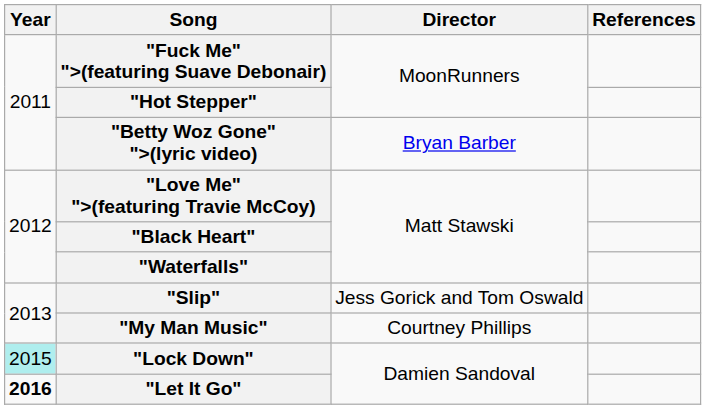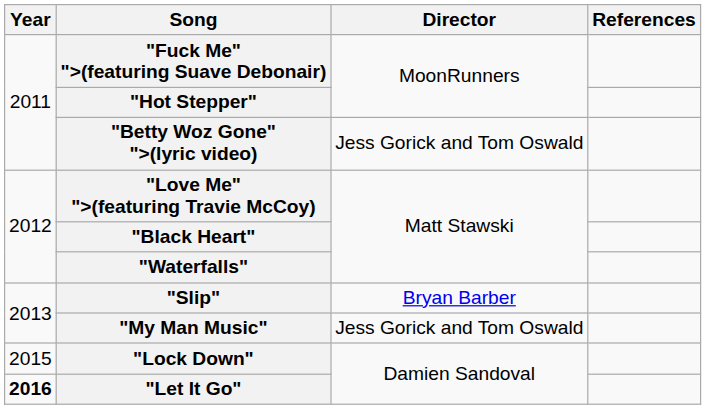(459, 143) Bryan Barber -> (459, 143) Jess Gorick and Tom Oswald
(459, 297) Jess Gorick and Tom Oswald -> (459, 297) Bryan Barber
(459, 328) Courtney Phillips -> (459, 328) Jess Gorick and Tom Oswald
(30, 358) paleturquoise background -> (30, 358) no background
